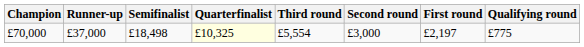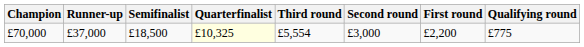(148, 33) £18,498 -> (148, 33) £18,500
(440, 33) £2,197 -> (440, 33) £2,200
